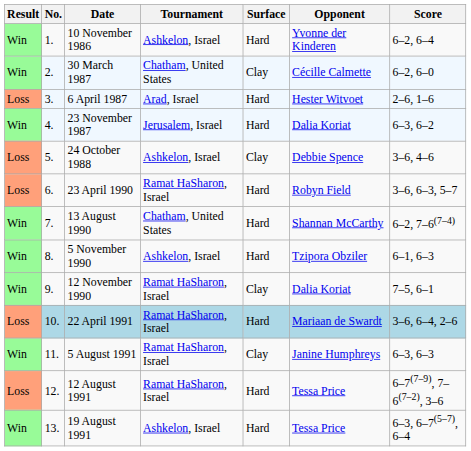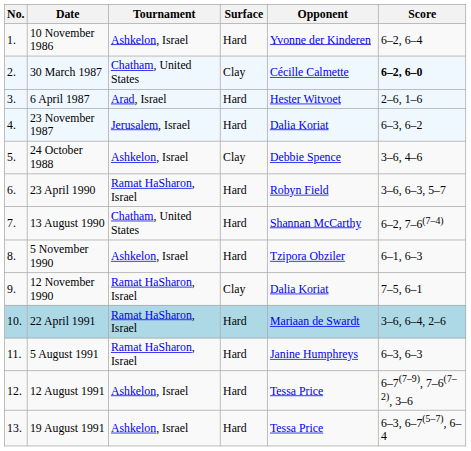- column: (23, 13)
(413, 72) normal -> (402, 72) bold
(257, 354) Clay -> (235, 354) Hard
(185, 390) Ramat HaSharon, Israel -> (150, 390) Ashkelon, Israel
